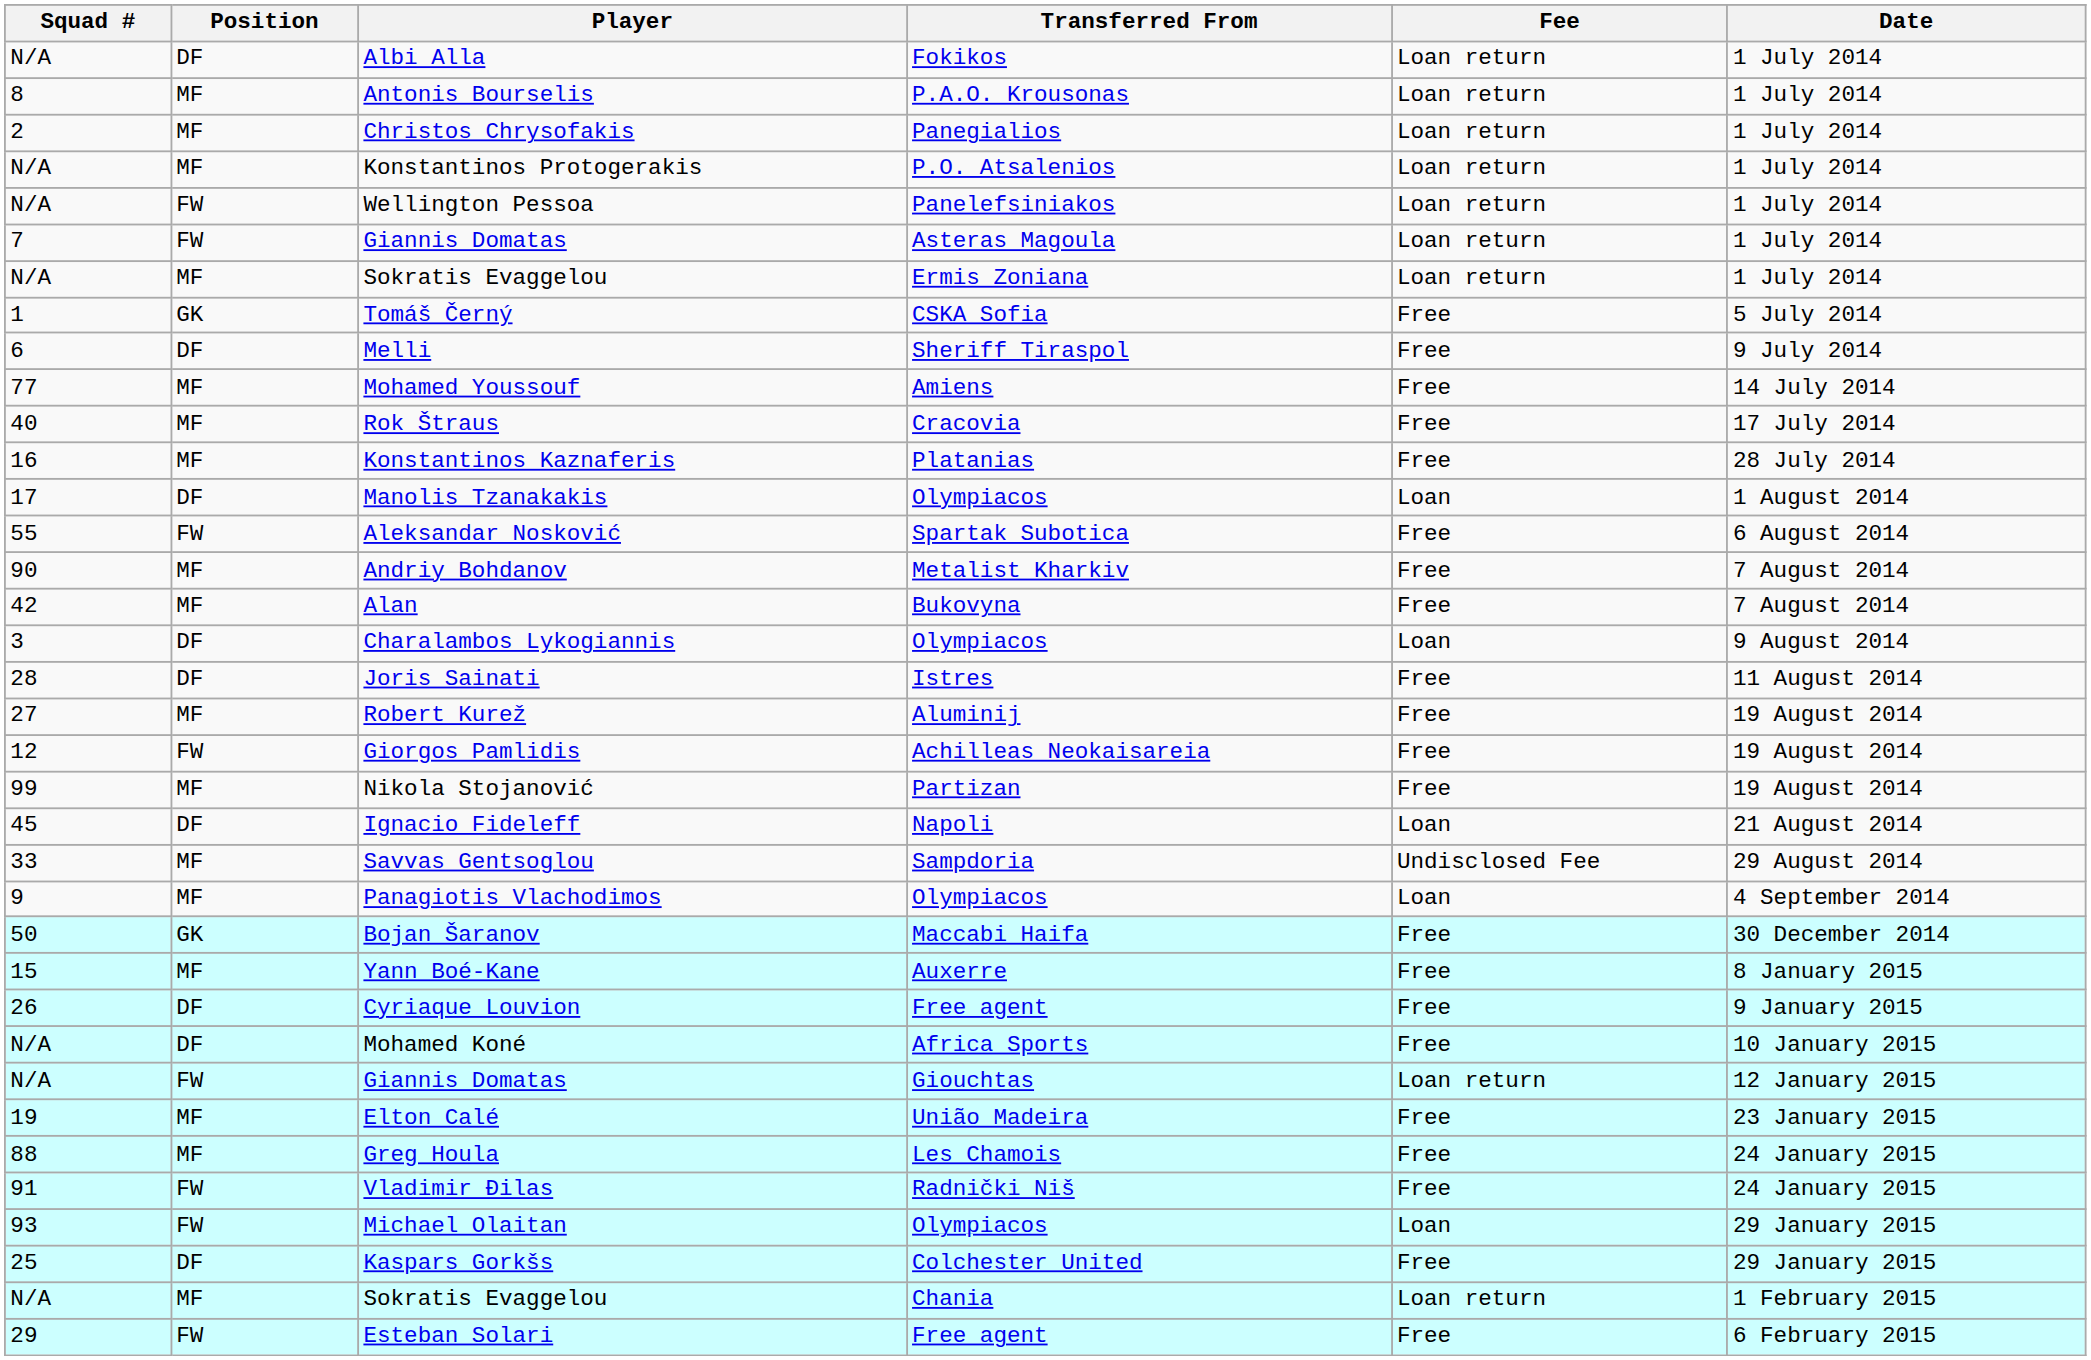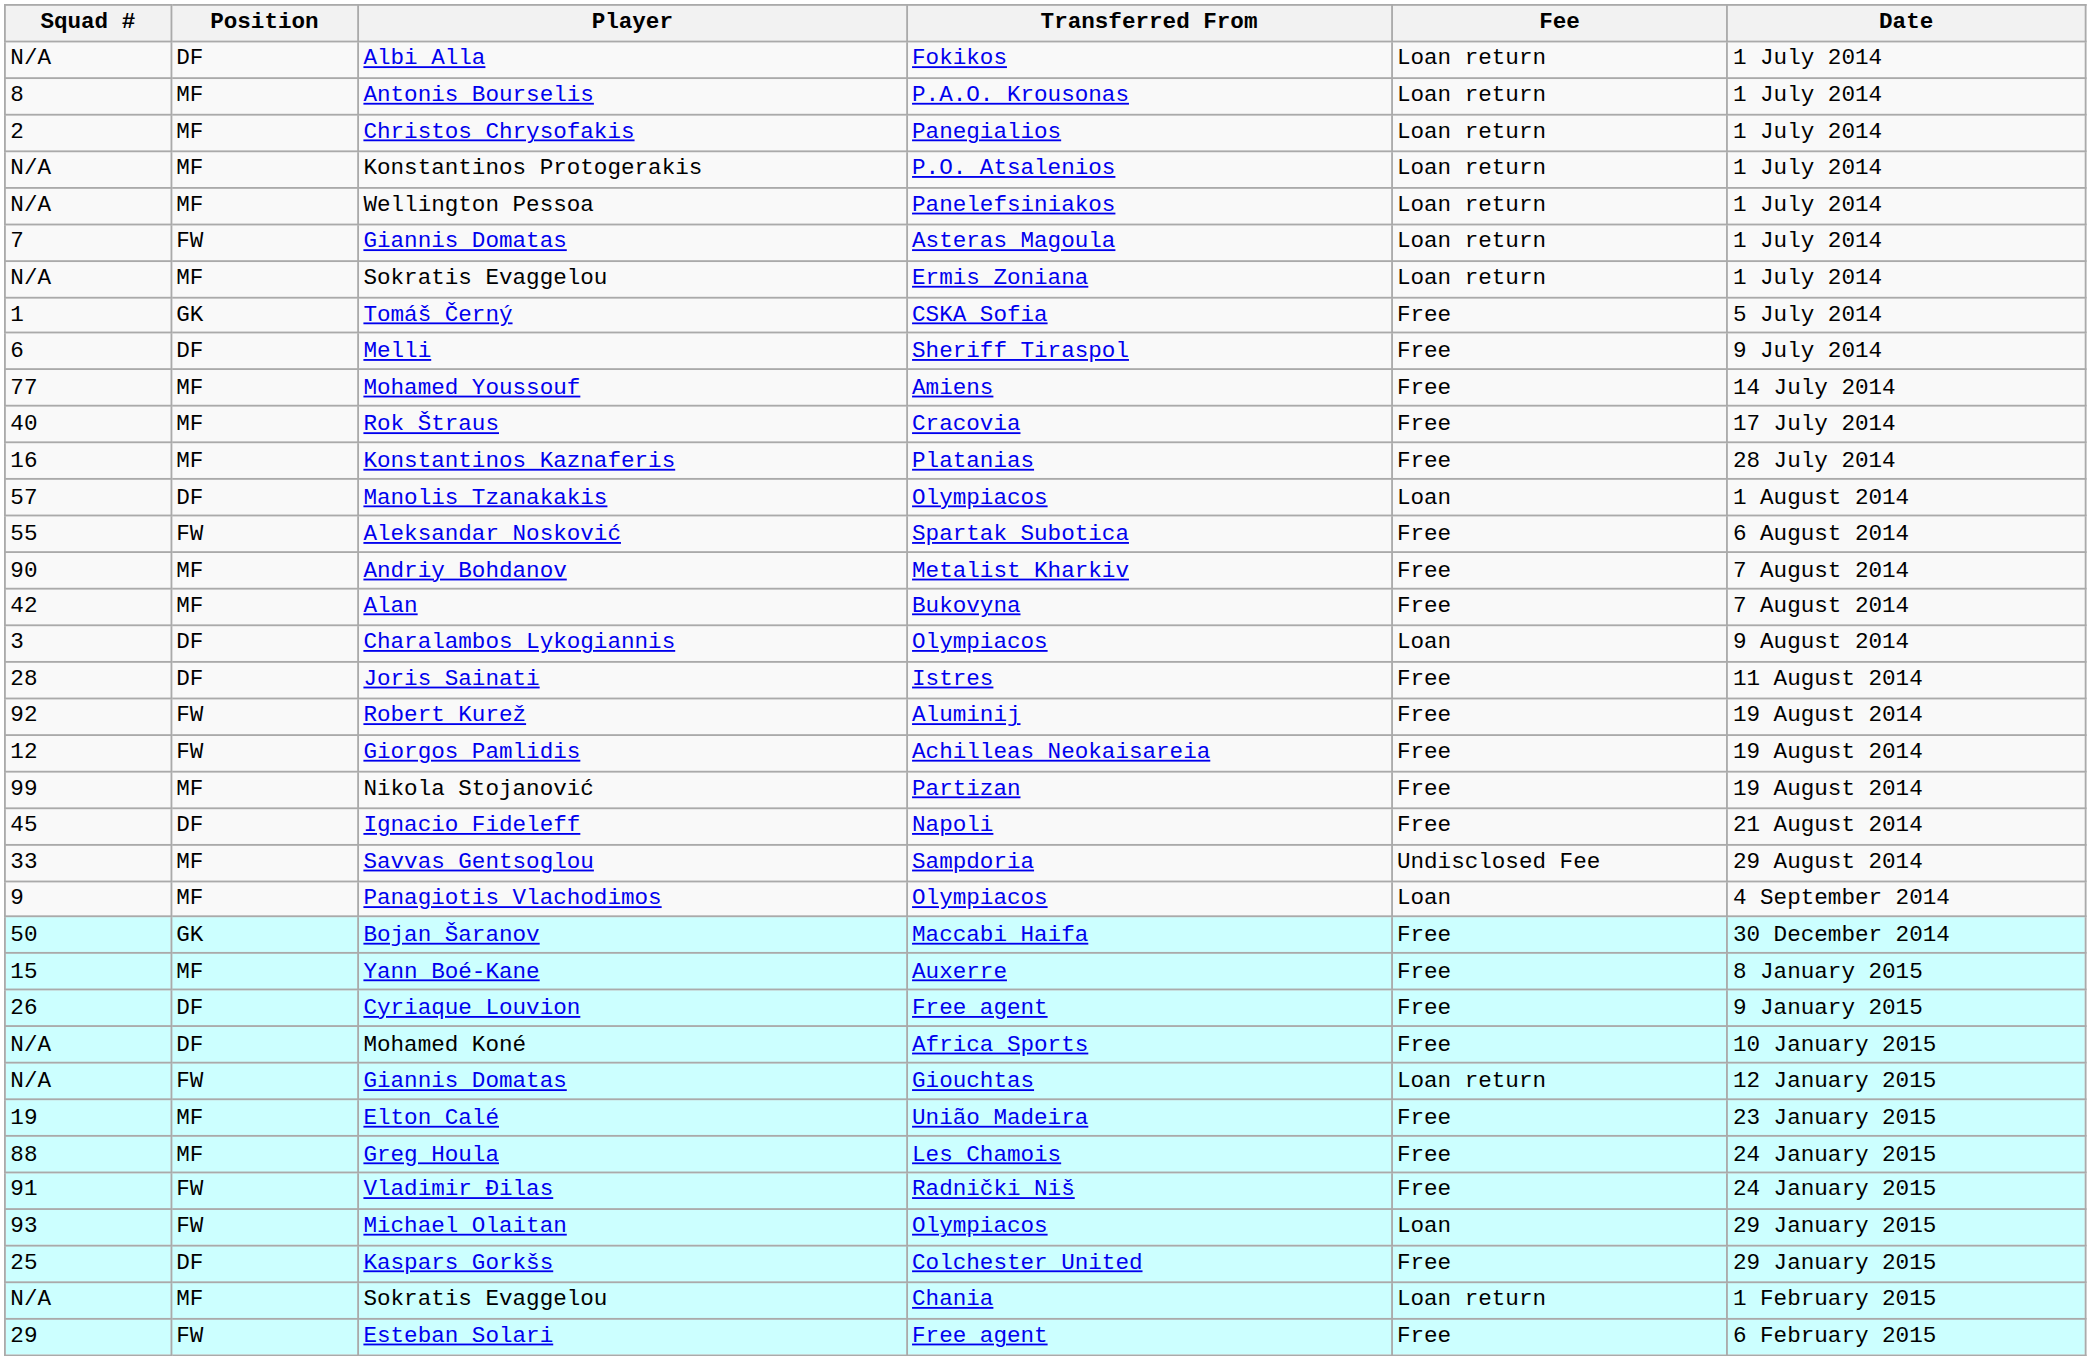(190, 206) FW -> (190, 206) MF
(24, 498) 17 -> (24, 498) 57
(24, 717) 27 -> (24, 717) 92
(190, 717) MF -> (190, 717) FW
(1424, 826) Loan -> (1424, 826) Free
